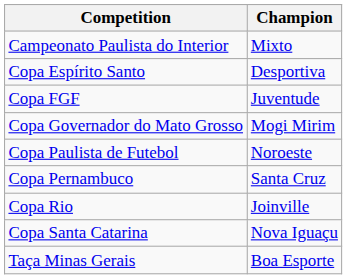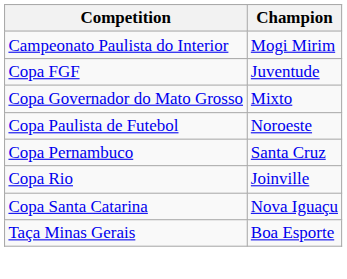(272, 44) Mixto -> (293, 44) Mogi Mirim
- row: (77, 71)
(293, 125) Mogi Mirim -> (272, 98) Mixto
